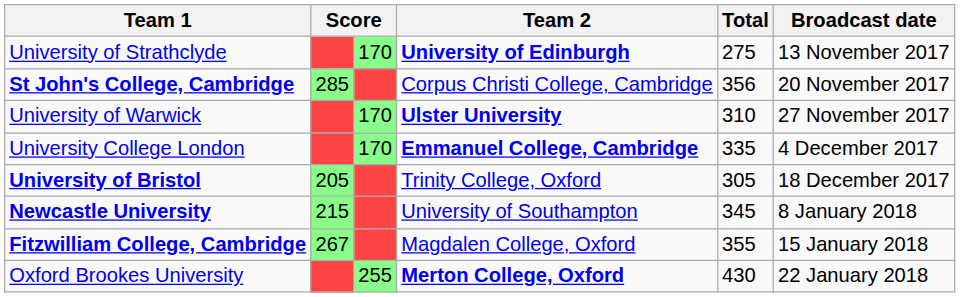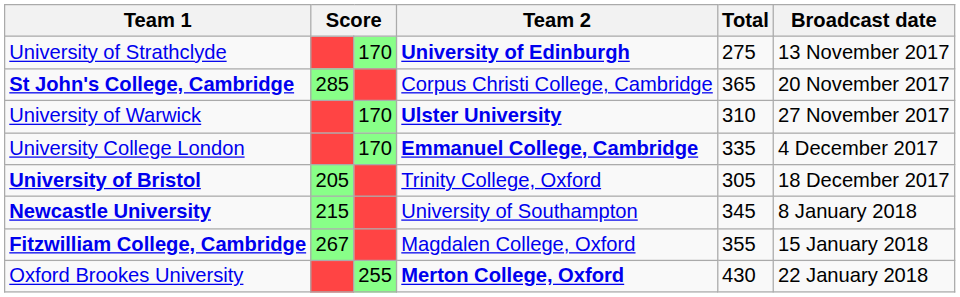(739, 84) 356 -> (739, 84) 365
